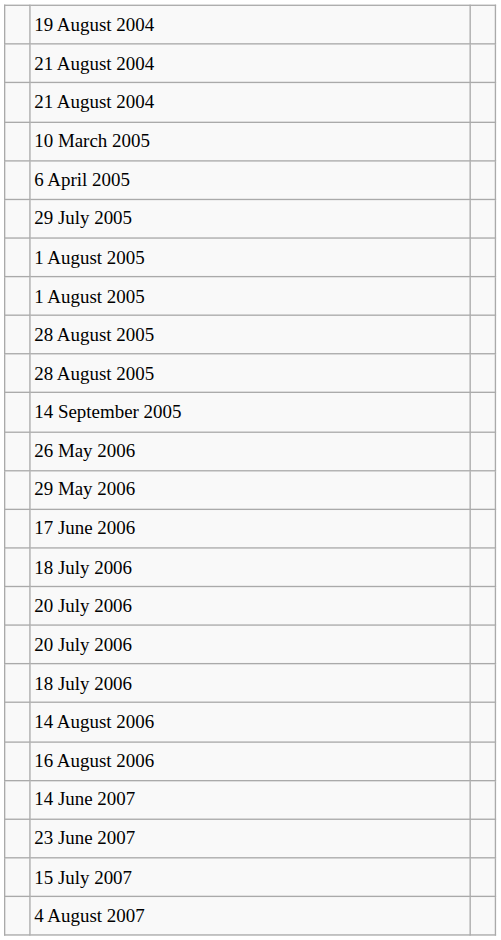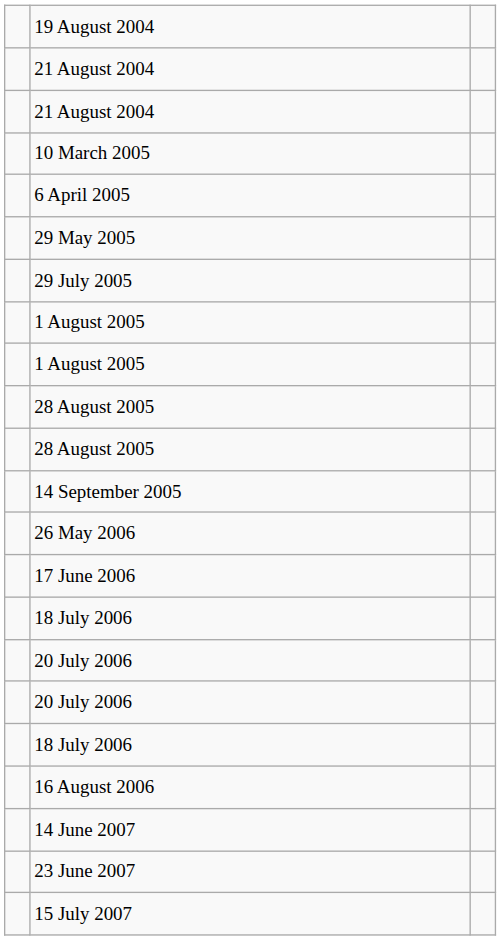+ row: (17, 238)
- row: (17, 490)
- row: (17, 722)
- row: (17, 916)
